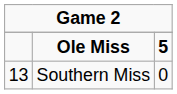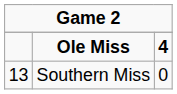(163, 46) 5 -> (163, 46) 4
